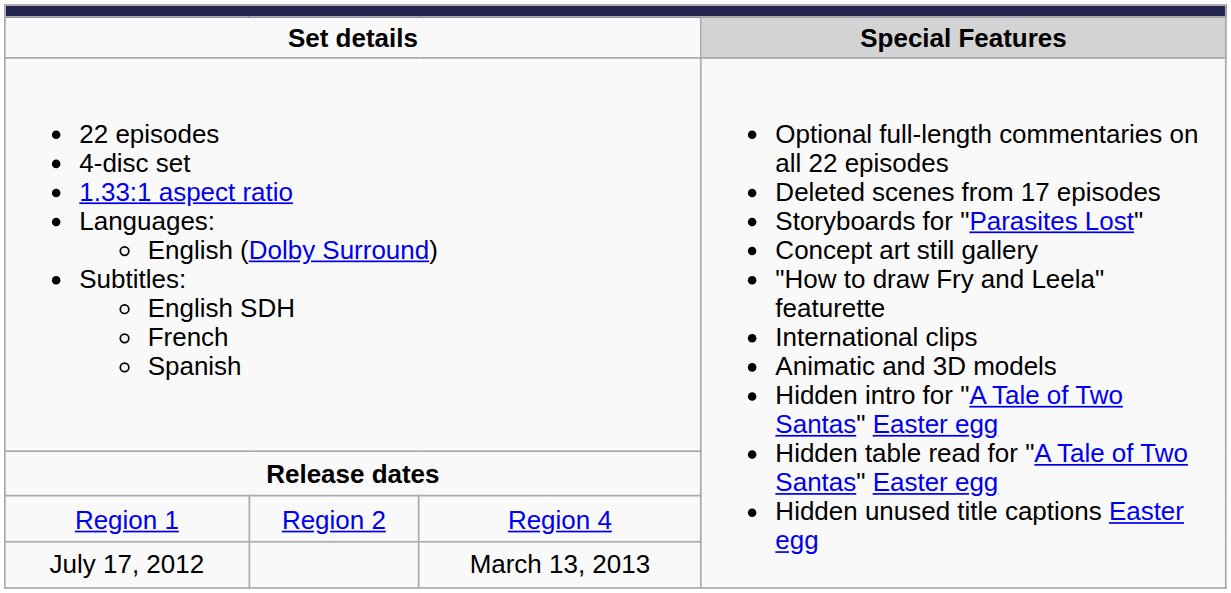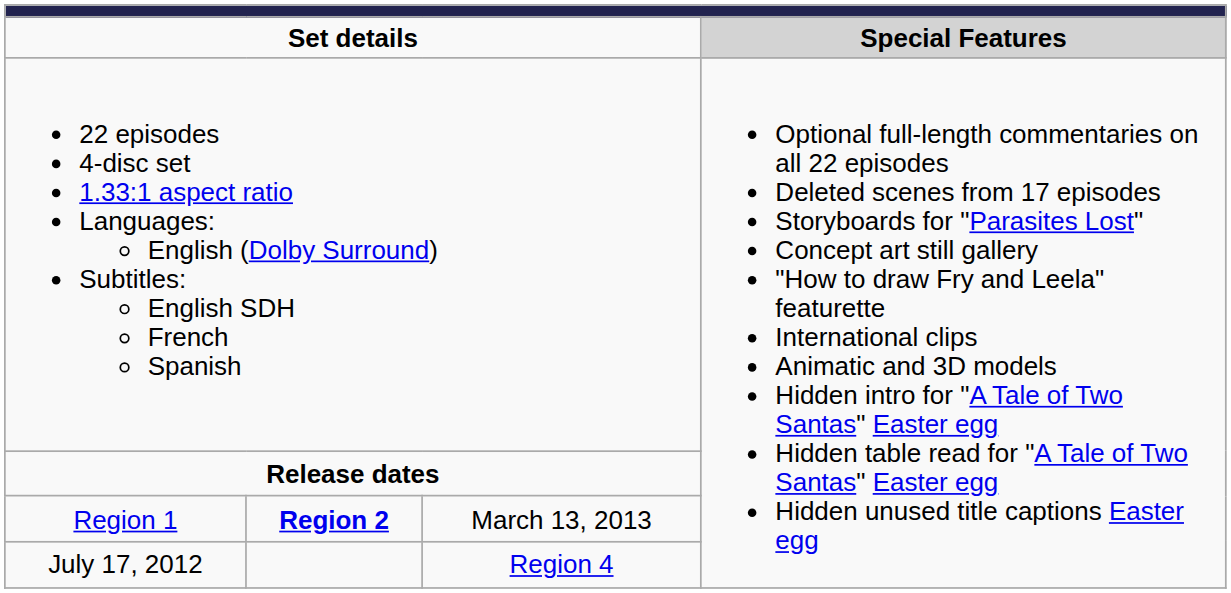(334, 519) normal -> (334, 519) bold
(560, 519) Region 4 -> (562, 519) March 13, 2013
(560, 565) March 13, 2013 -> (562, 565) Region 4
